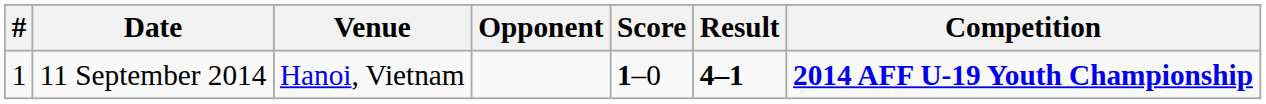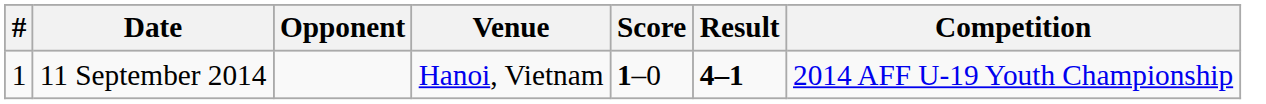columns swapped: (372, 27) <-> (541, 27)
(1023, 74) bold -> (1013, 74) normal
